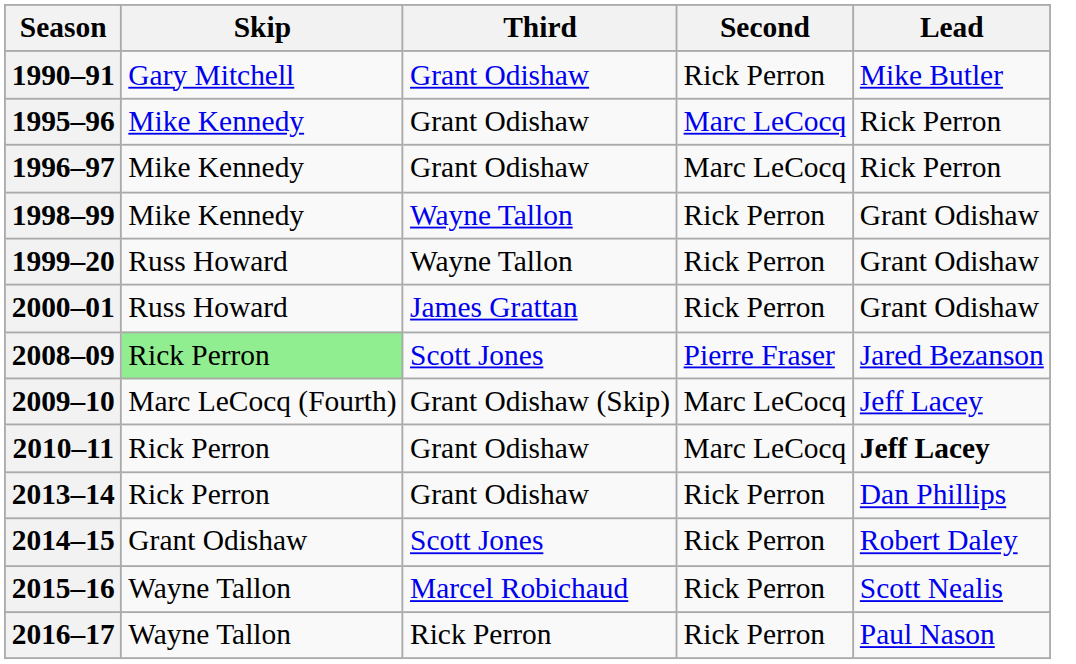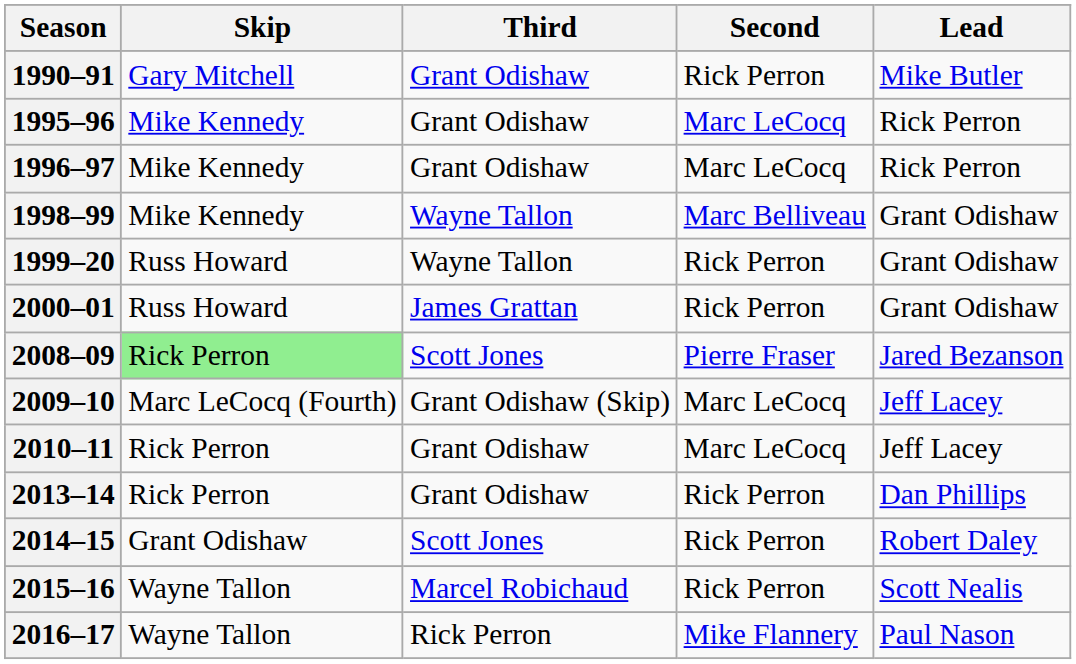(754, 214) Rick Perron -> (775, 214) Marc Belliveau
(925, 448) bold -> (941, 448) normal
(754, 634) Rick Perron -> (771, 634) Mike Flannery
